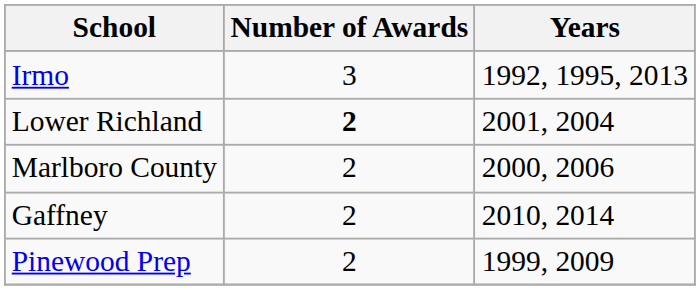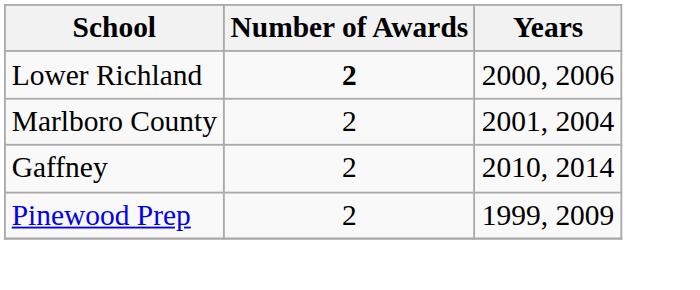- row: (40, 74)
(548, 121) 2001, 2004 -> (548, 74) 2000, 2006
(548, 167) 2000, 2006 -> (548, 121) 2001, 2004
